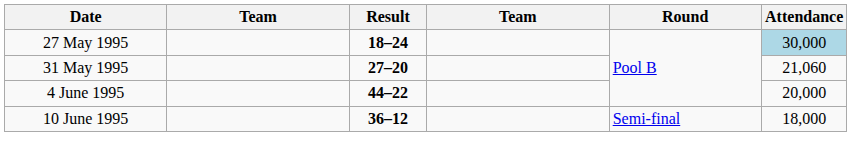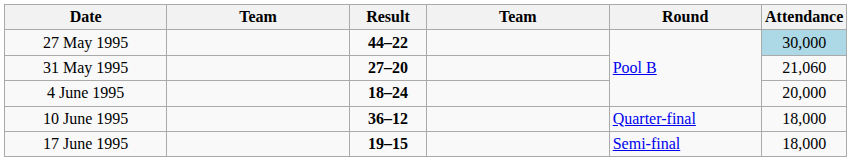(388, 42) 18–24 -> (388, 42) 44–22
(388, 93) 44–22 -> (388, 93) 18–24
(646, 118) Semi-final -> (654, 118) Quarter-final
+ row: (86, 144)
